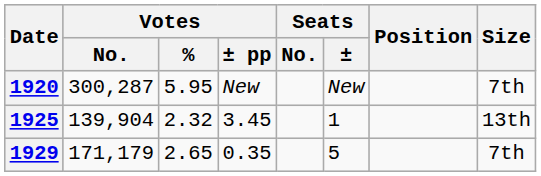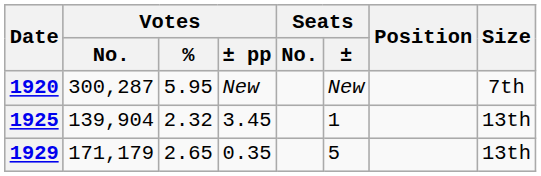(506, 154) 7th -> (506, 154) 13th
